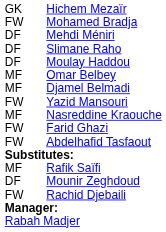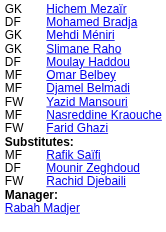(14, 22) FW -> (13, 22) DF
(13, 35) DF -> (13, 35) GK
(13, 48) DF -> (13, 48) GK
- row: (99, 141)
